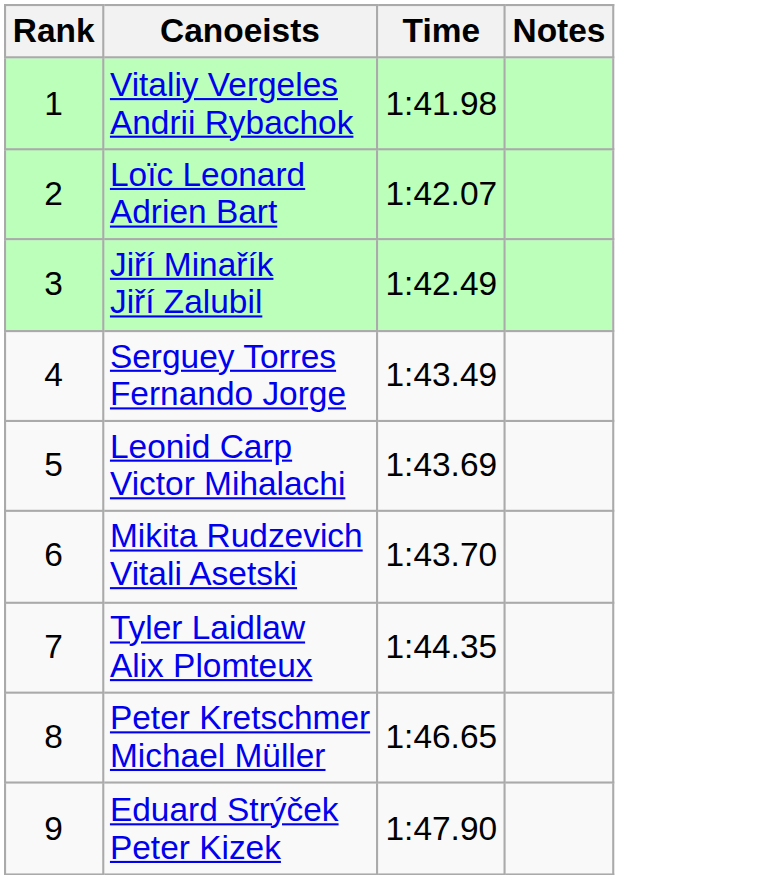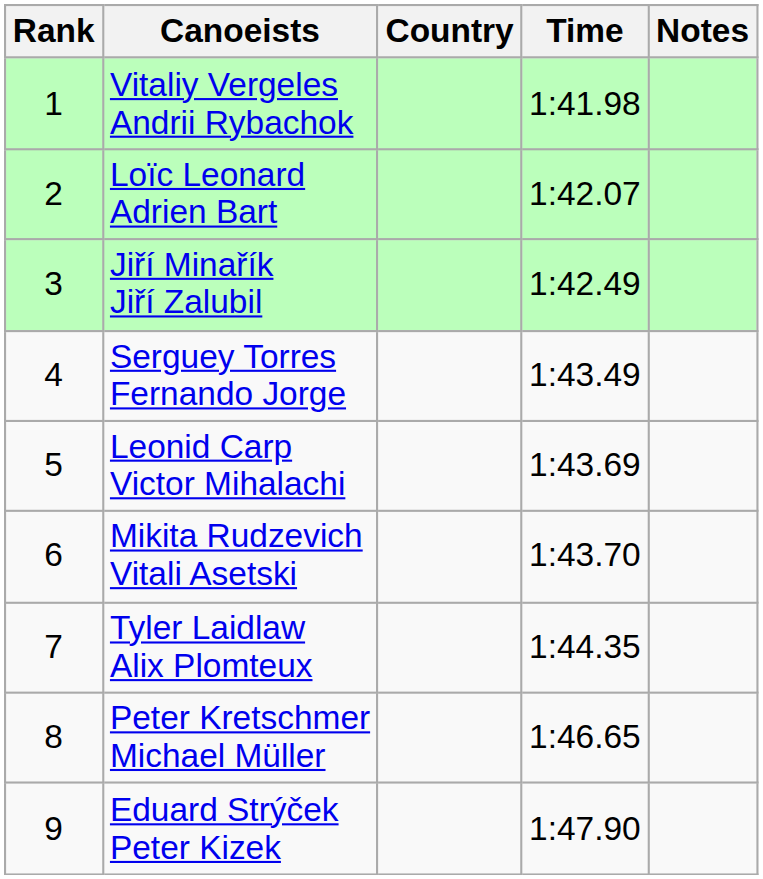+ column: (450, 31)
